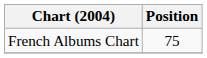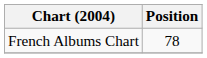(172, 40) 75 -> (172, 40) 78
